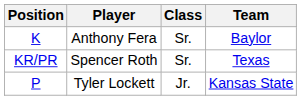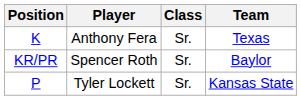(251, 38) Baylor -> (251, 38) Texas
(251, 60) Texas -> (251, 60) Baylor
(183, 83) Jr. -> (183, 83) Sr.
